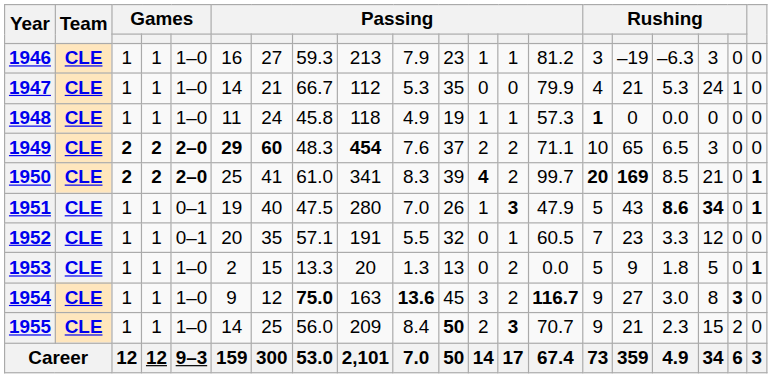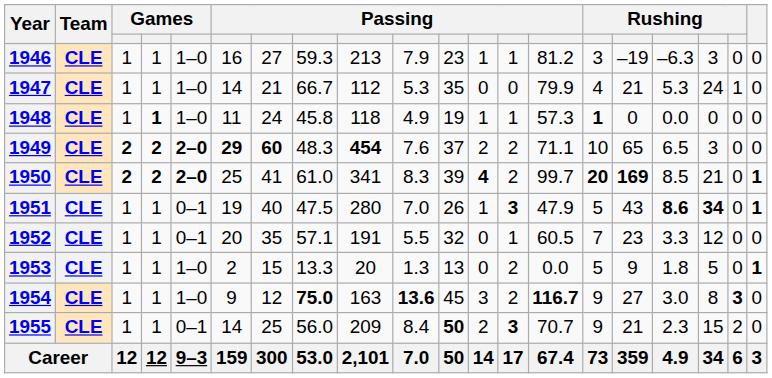(156, 118) normal -> (156, 118) bold
(191, 327) 1–0 -> (191, 327) 0–1
